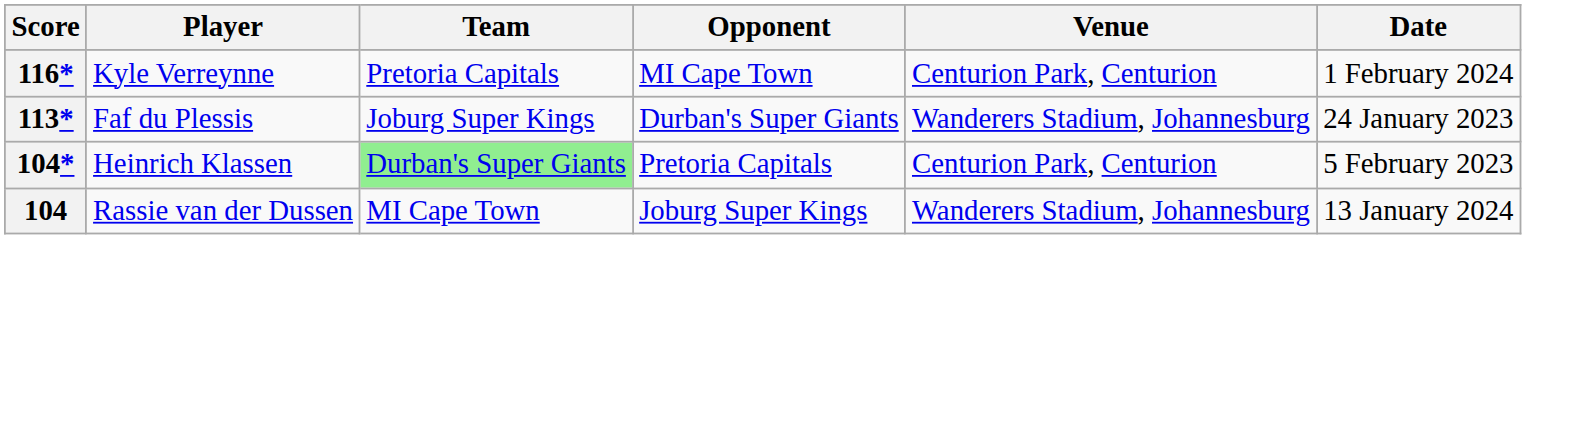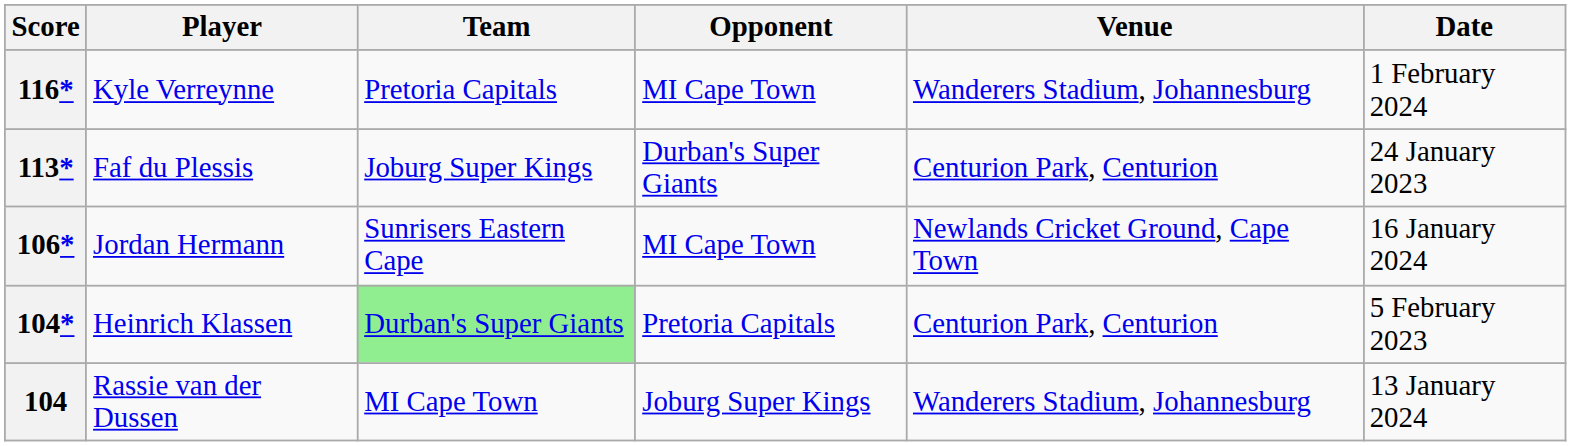(1064, 73) Centurion Park, Centurion -> (1112, 89) Wanderers Stadium, Johannesburg
(1111, 118) Wanderers Stadium, Johannesburg -> (1065, 167) Centurion Park, Centurion
+ row: (46, 245)
